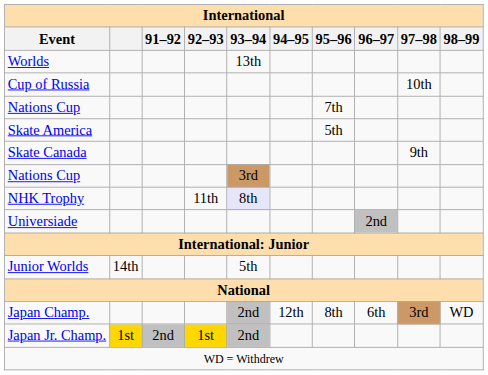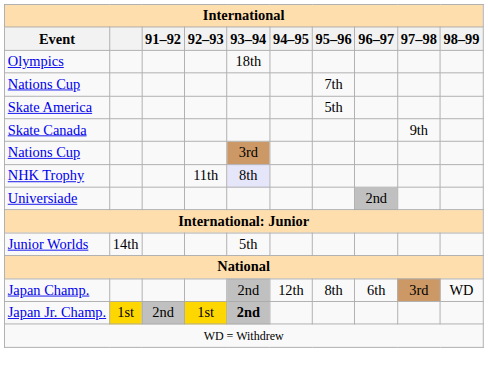+ row: (36, 61)
- row: (28, 61)
- row: (49, 84)
(248, 335) normal -> (248, 312) bold
